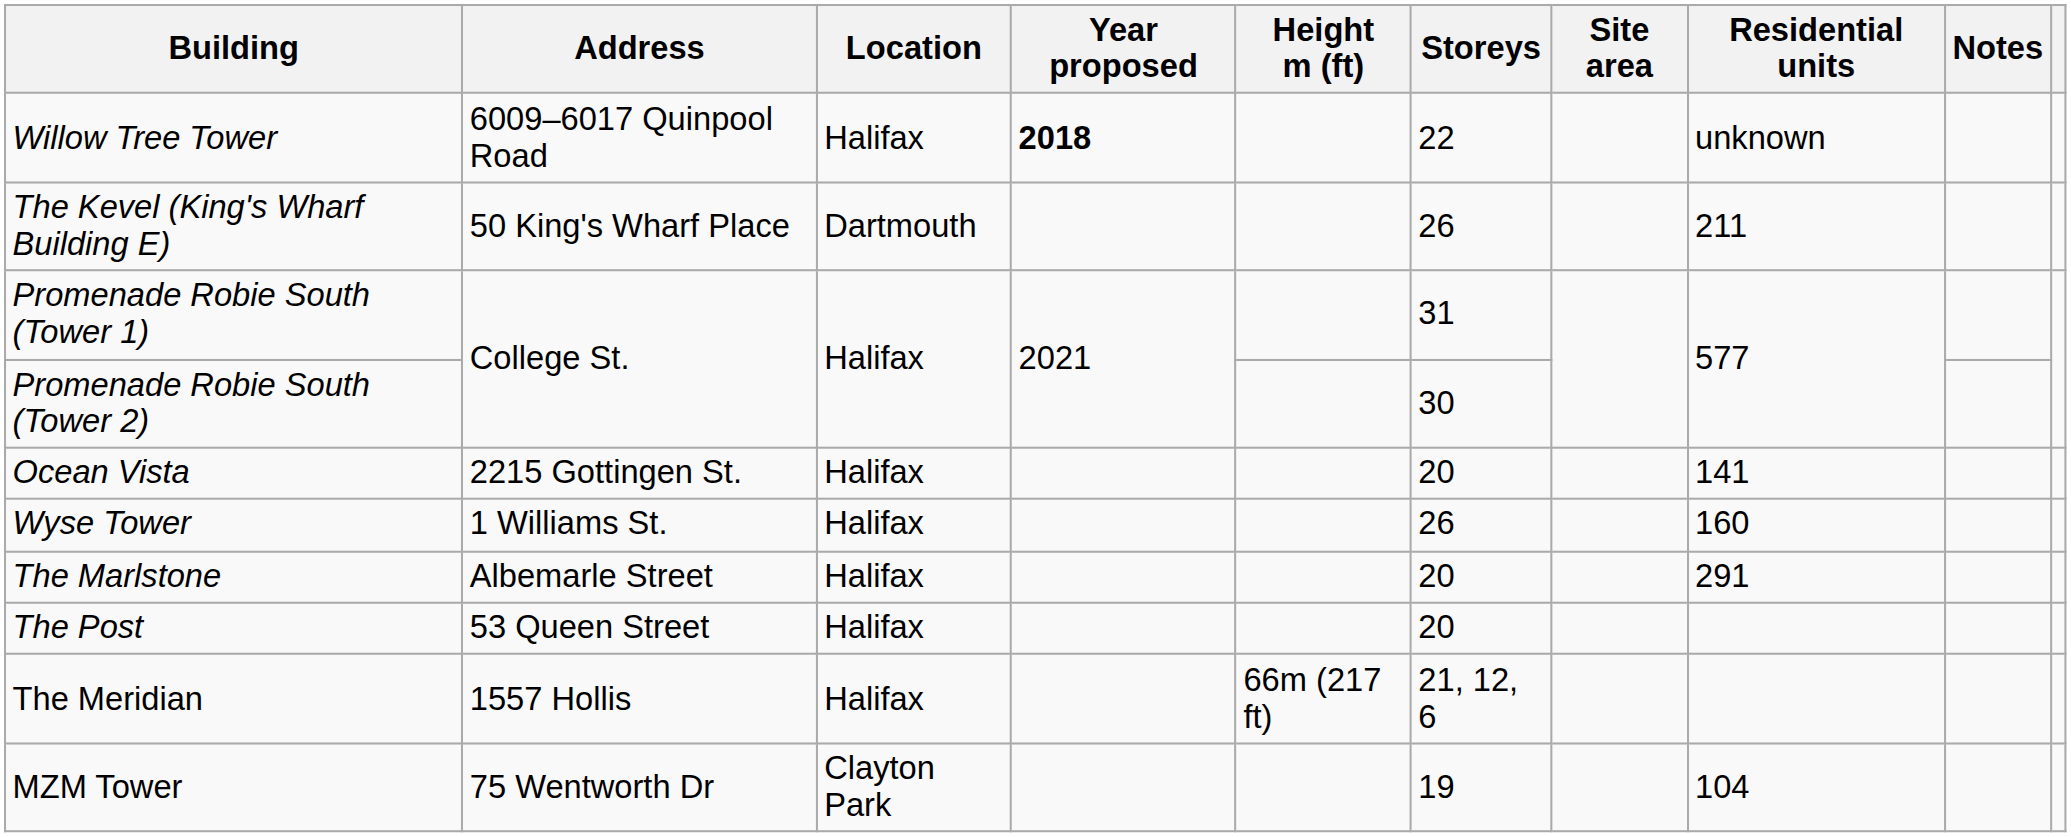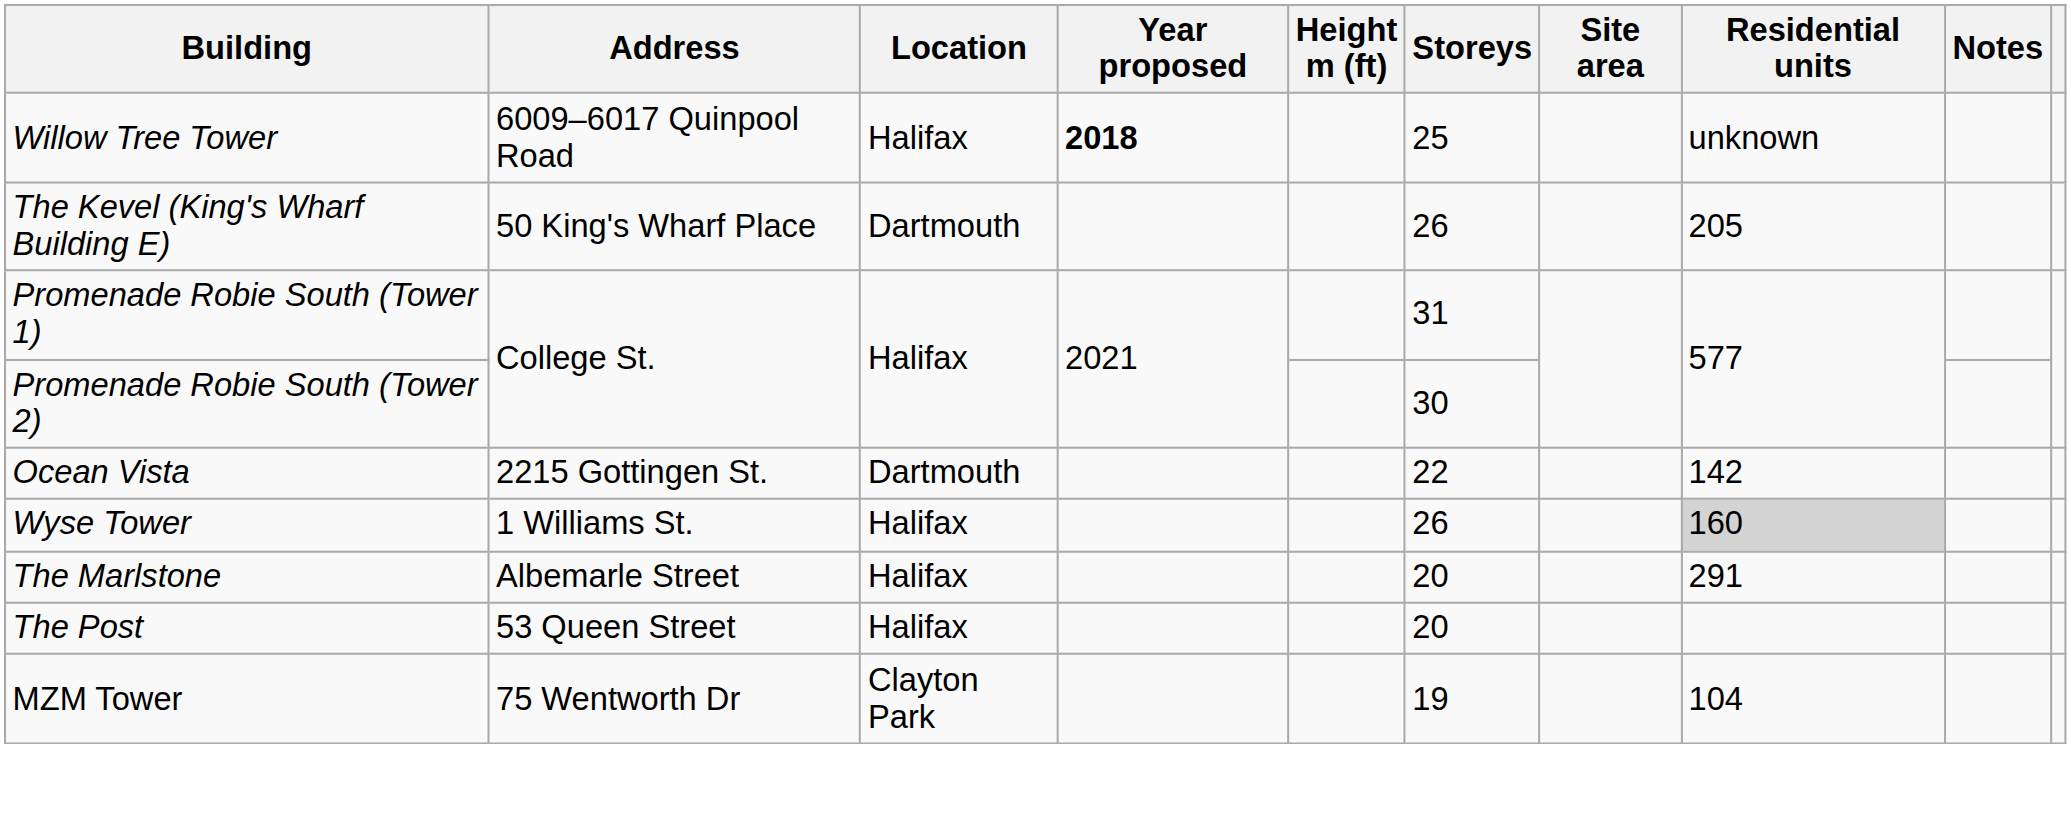(1437, 137) 22 -> (1431, 137) 25
(1721, 225) 211 -> (1716, 225) 205
(874, 472) Halifax -> (944, 472) Dartmouth
(1437, 472) 20 -> (1431, 472) 22
(1722, 472) 141 -> (1716, 472) 142
(1722, 524) no background -> (1716, 524) lightgrey background
- row: (108, 698)
